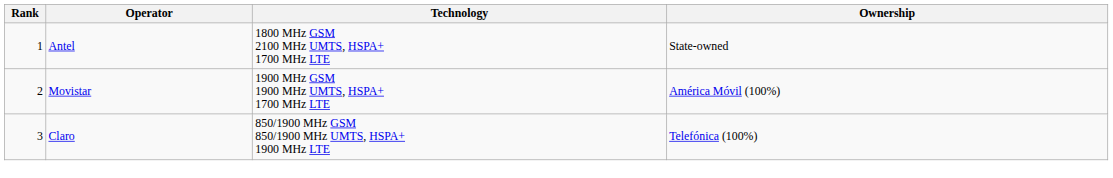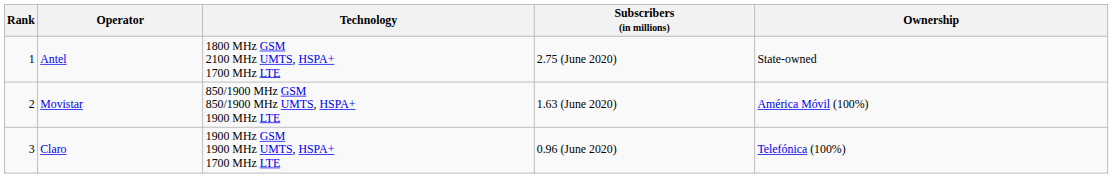+ column: (644, 20)
(320, 91) 1900 MHz GSM 1900 MHz UMTS, HSPA+ 1700 MHz LTE -> (281, 104) 850/1900 MHz GSM 850/1900 MHz UMTS, HSPA+ 1900 MHz LTE
(330, 136) 850/1900 MHz GSM 850/1900 MHz UMTS, HSPA+ 1900 MHz LTE -> (270, 150) 1900 MHz GSM 1900 MHz UMTS, HSPA+ 1700 MHz LTE
